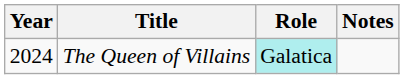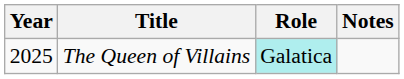(31, 55) 2024 -> (31, 55) 2025
